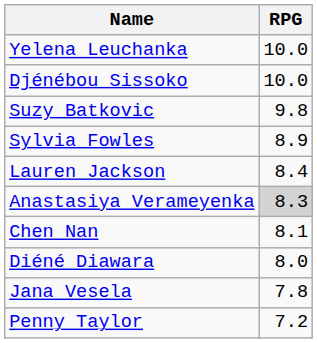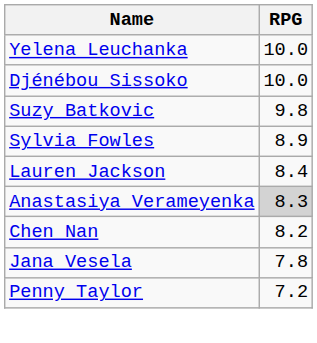(291, 232) 8.1 -> (291, 232) 8.2
- row: (82, 262)
